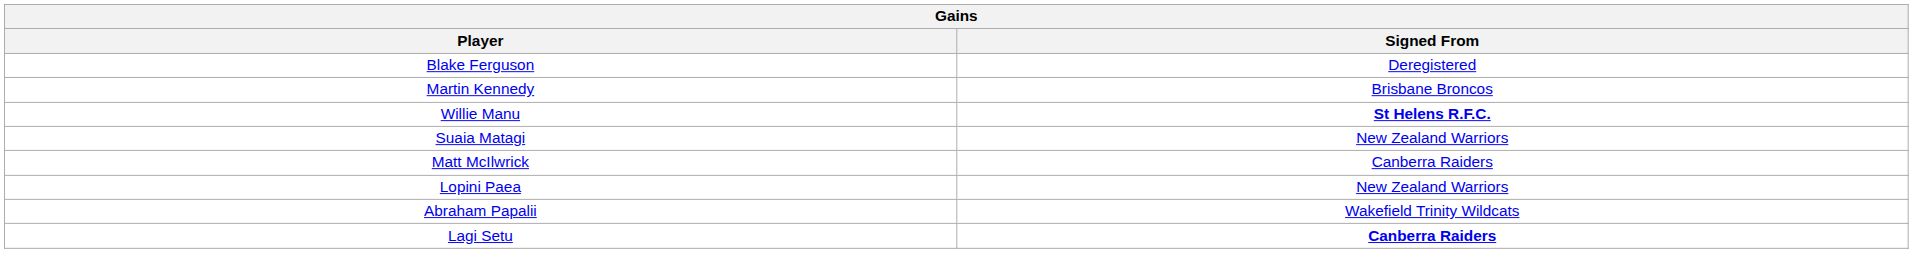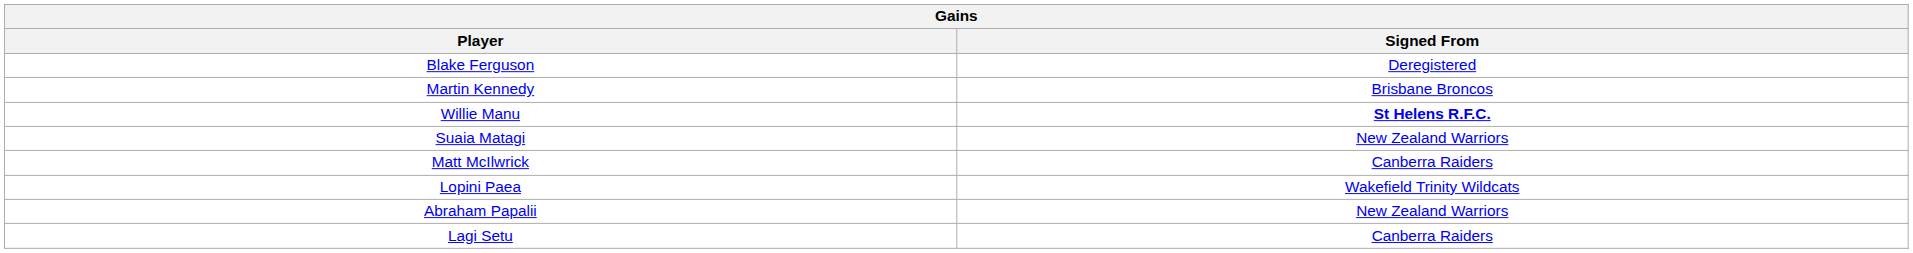(1432, 187) New Zealand Warriors -> (1432, 187) Wakefield Trinity Wildcats
(1432, 211) Wakefield Trinity Wildcats -> (1432, 211) New Zealand Warriors
(1432, 235) bold -> (1432, 235) normal
